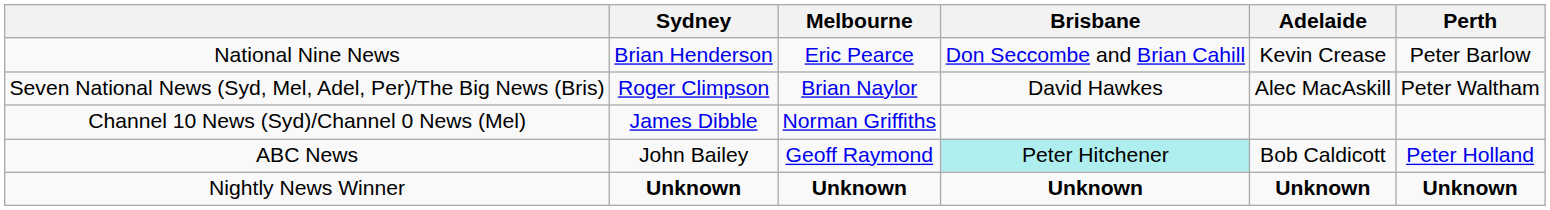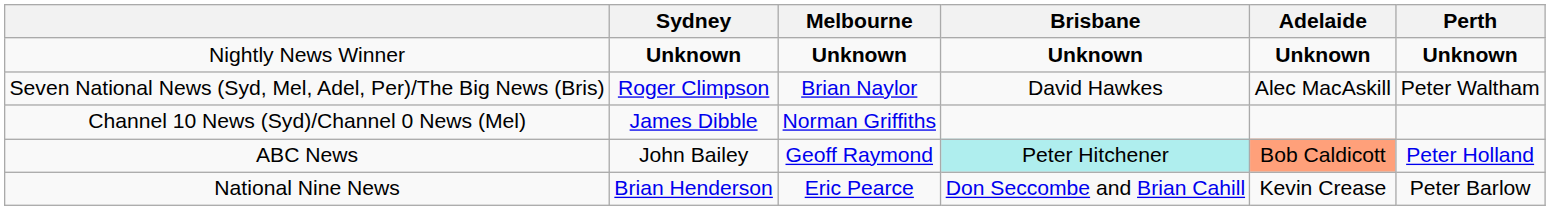rows swapped: (307, 54) <-> (307, 188)
(1323, 155) no background -> (1323, 155) lightsalmon background
